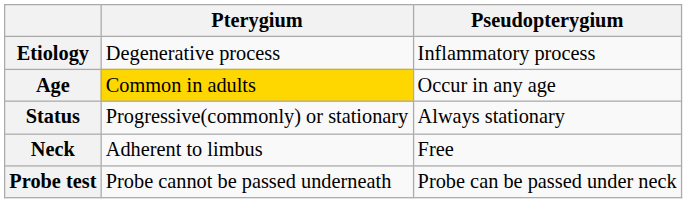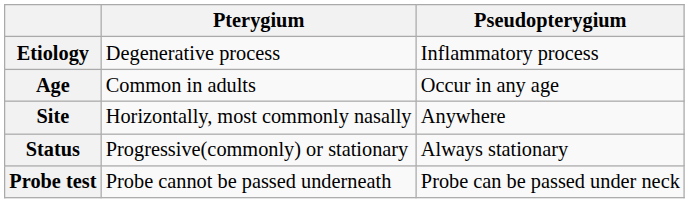(181, 85) gold background -> (181, 85) no background
+ row: (53, 117)
- row: (53, 149)
